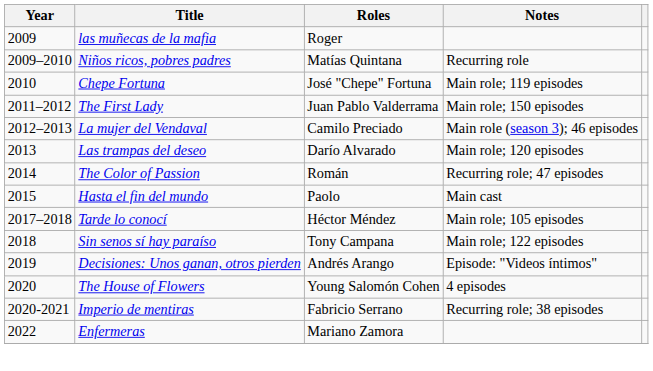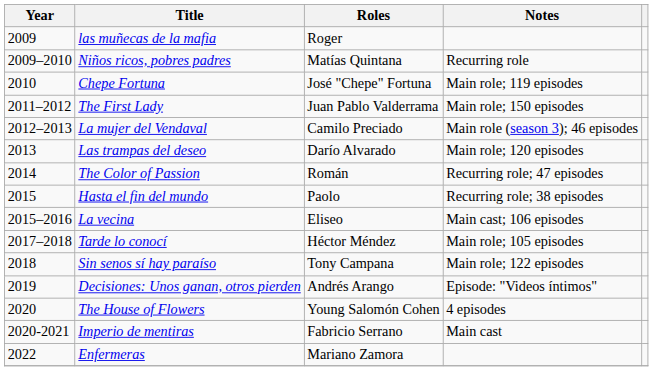(474, 196) Main cast -> (525, 196) Recurring role; 38 episodes
+ row: (106, 219)
(525, 309) Recurring role; 38 episodes -> (474, 331) Main cast
